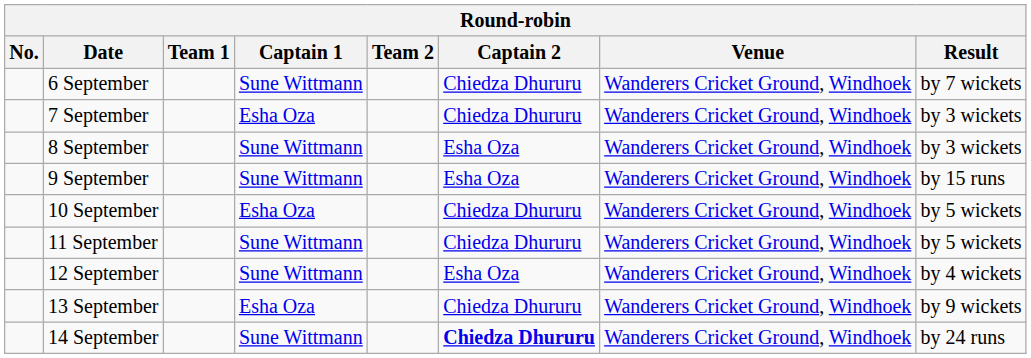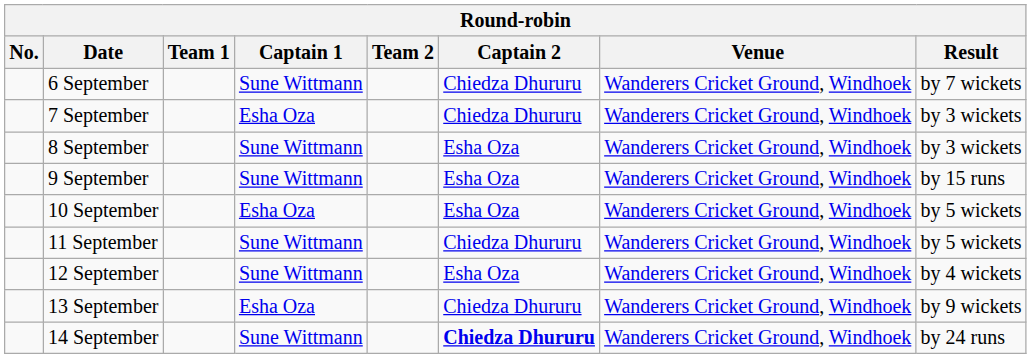(512, 210) Chiedza Dhururu -> (481, 210) Esha Oza
